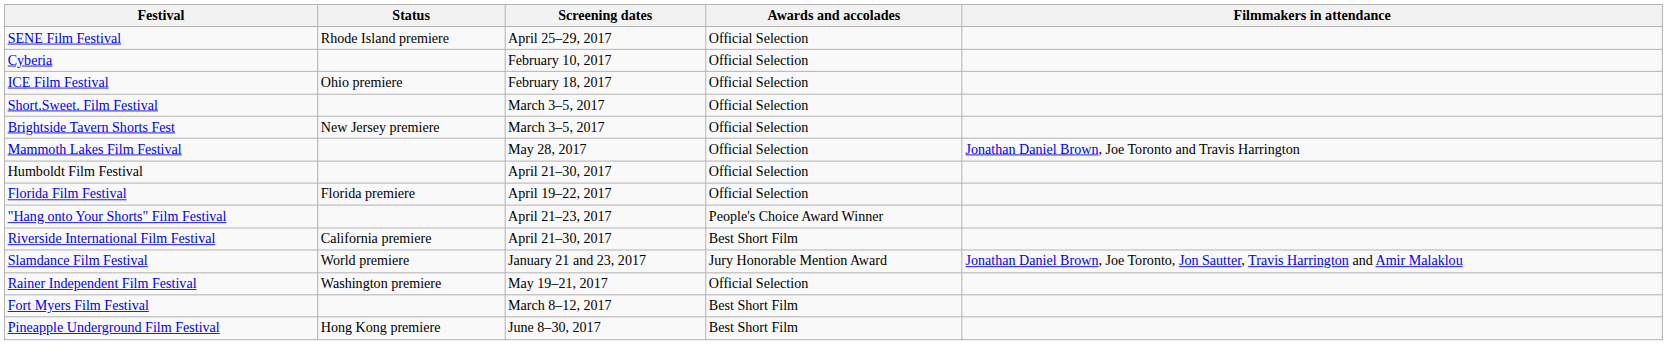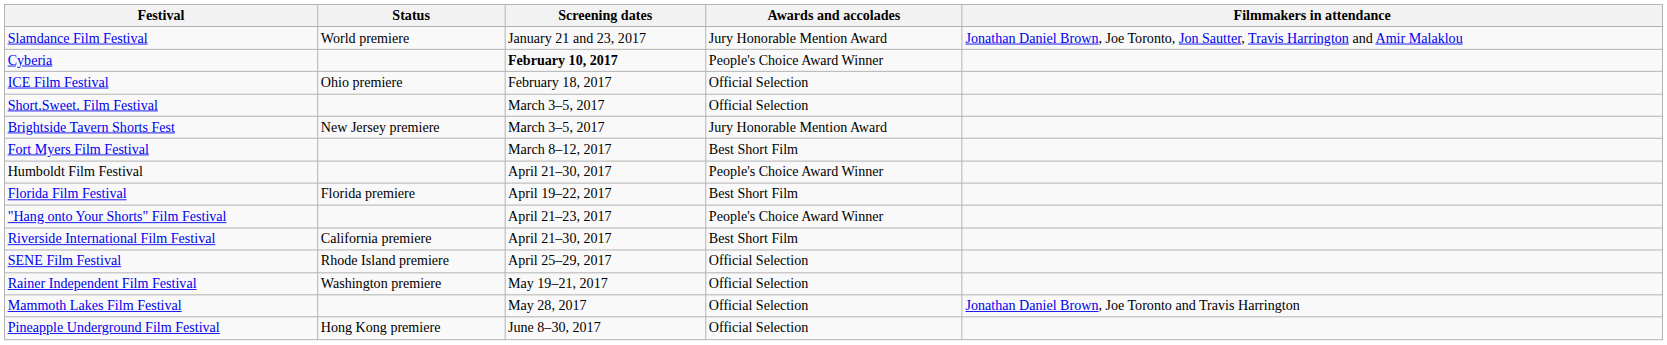rows swapped: (78, 261) <-> (64, 37)
(560, 60) normal -> (563, 60) bold
(759, 60) Official Selection -> (796, 60) People's Choice Award Winner
(759, 127) Official Selection -> (798, 127) Jury Honorable Mention Award
rows swapped: (78, 305) <-> (95, 149)
(759, 171) Official Selection -> (796, 171) People's Choice Award Winner
(759, 194) Official Selection -> (753, 194) Best Short Film
(753, 328) Best Short Film -> (759, 328) Official Selection
